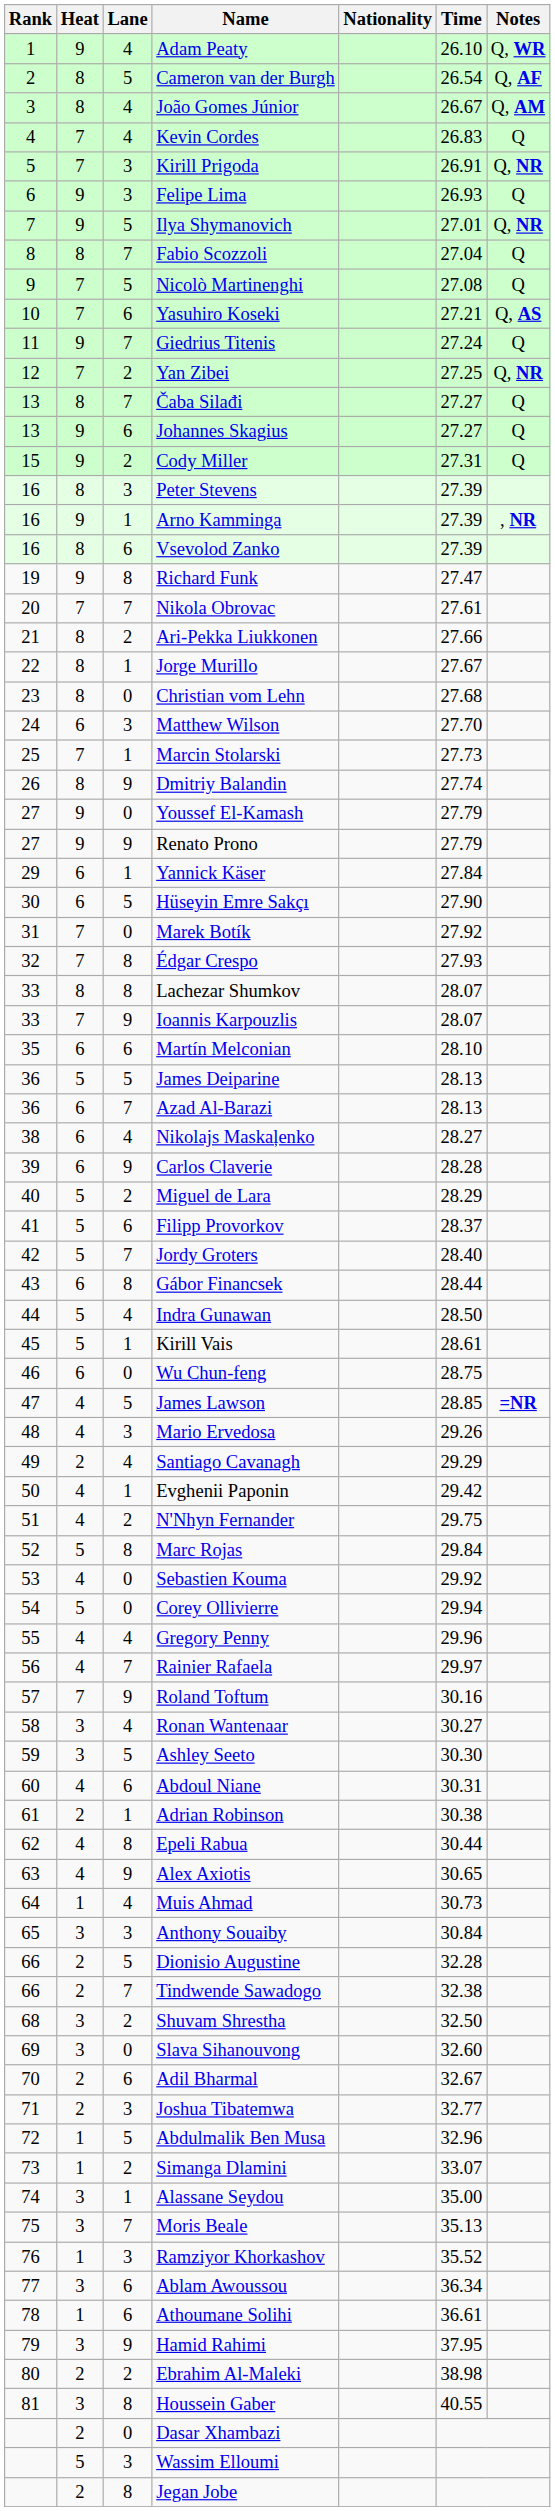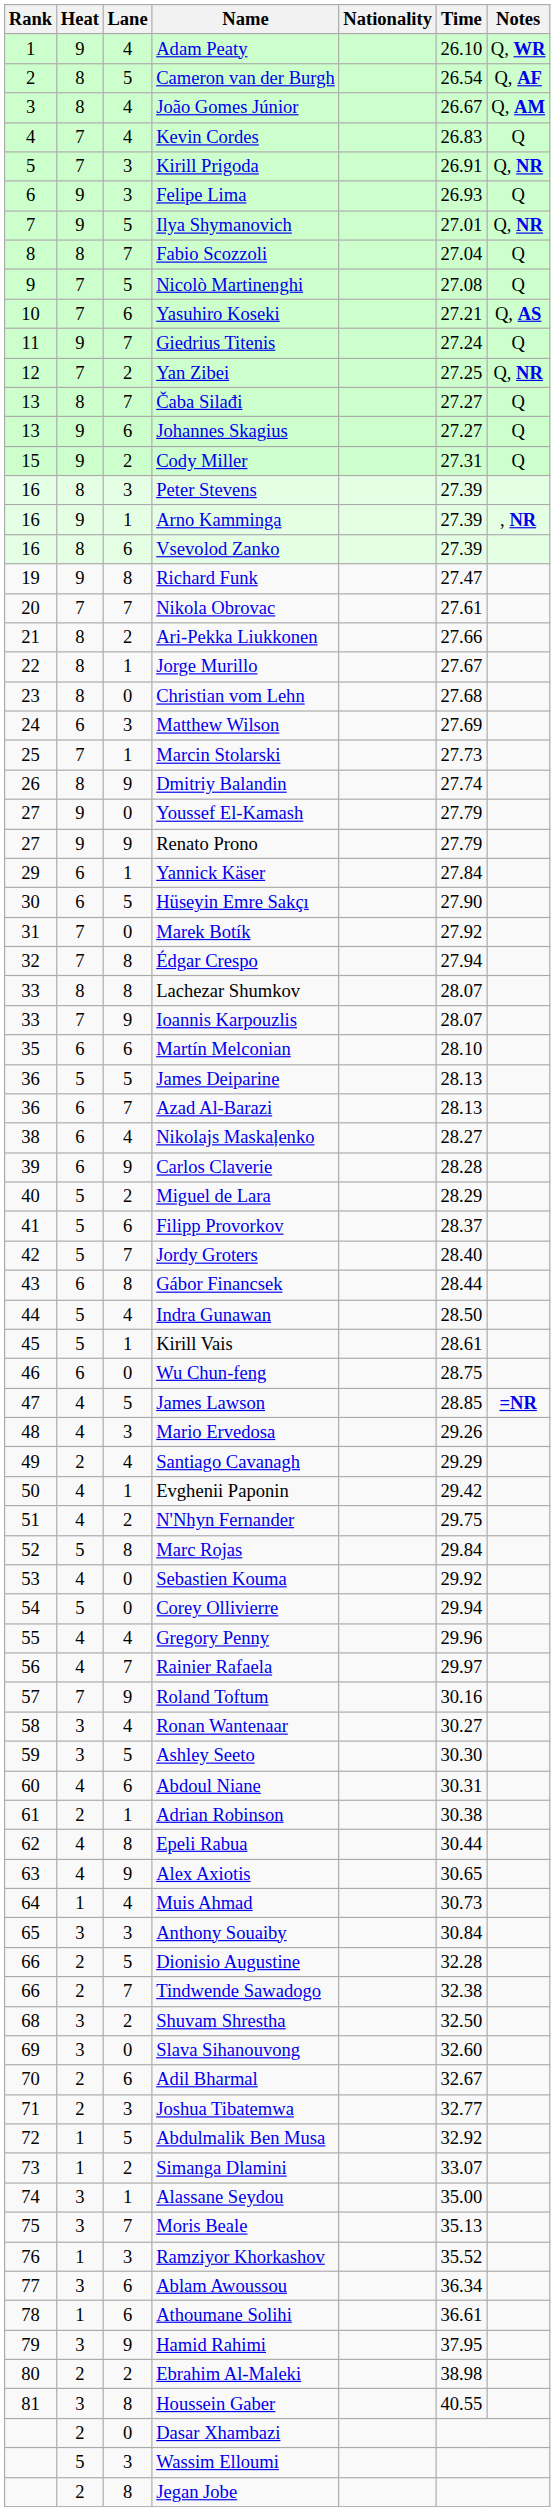(461, 725) 27.70 -> (461, 725) 27.69
(461, 961) 27.93 -> (461, 961) 27.94
(461, 2138) 32.96 -> (461, 2138) 32.92
